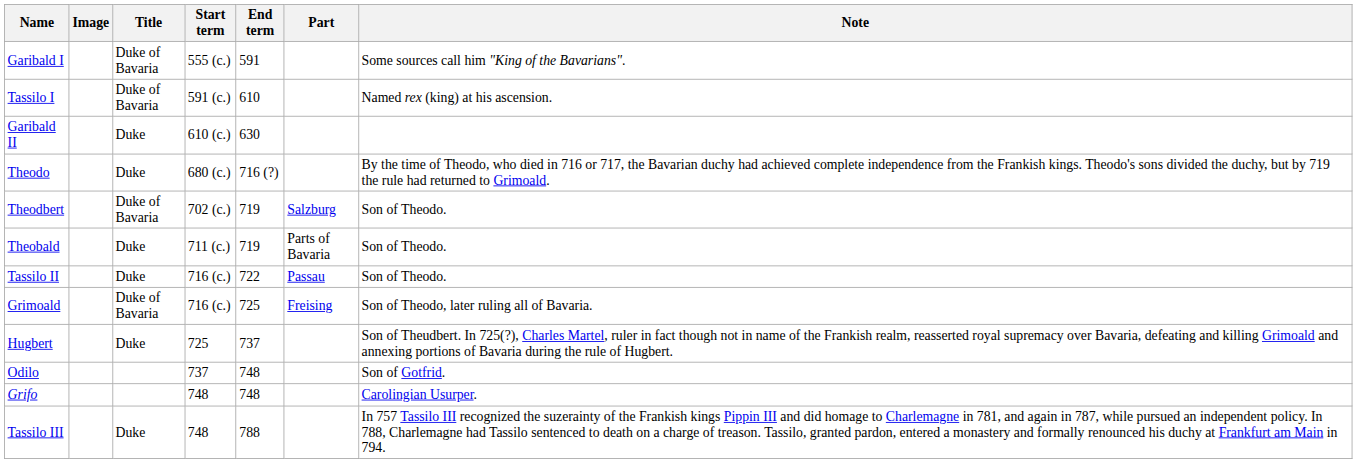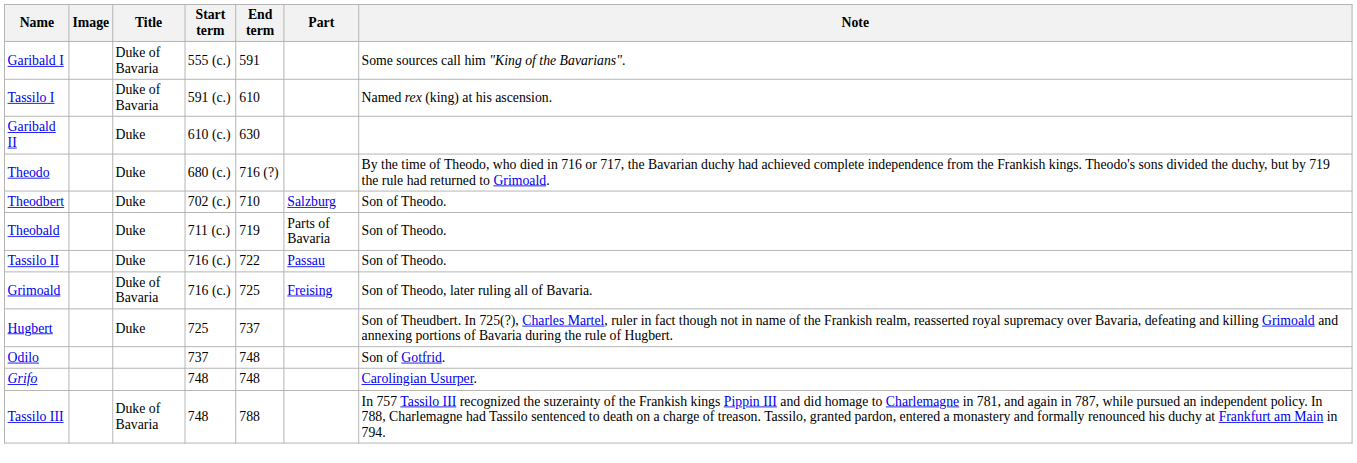(138, 209) Duke of Bavaria -> (130, 201) Duke
(250, 209) 719 -> (250, 201) 710
(130, 432) Duke -> (138, 416) Duke of Bavaria
